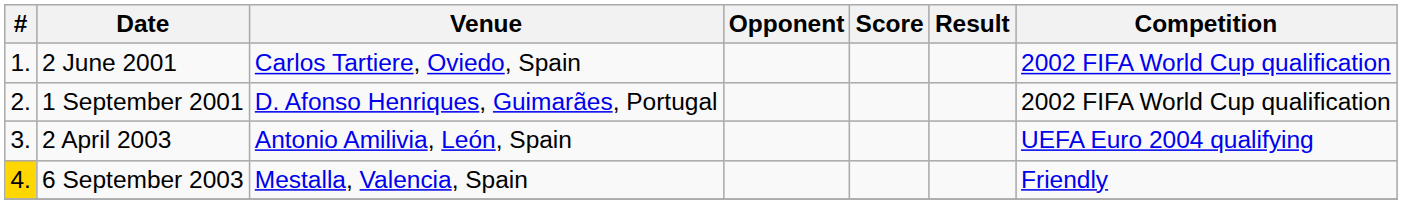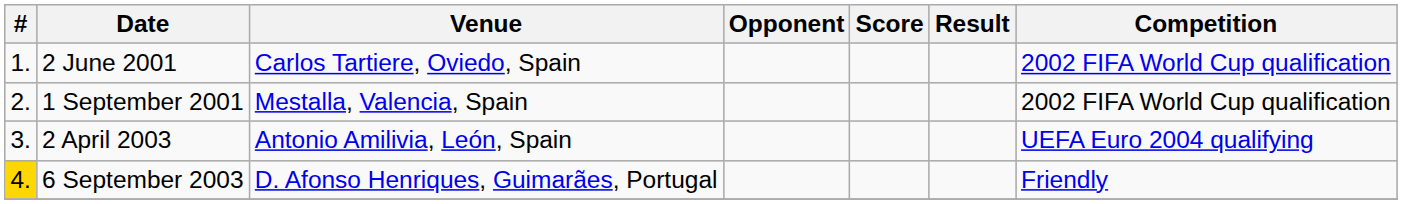(486, 101) D. Afonso Henriques, Guimarães, Portugal -> (391, 101) Mestalla, Valencia, Spain
(391, 179) Mestalla, Valencia, Spain -> (486, 179) D. Afonso Henriques, Guimarães, Portugal
